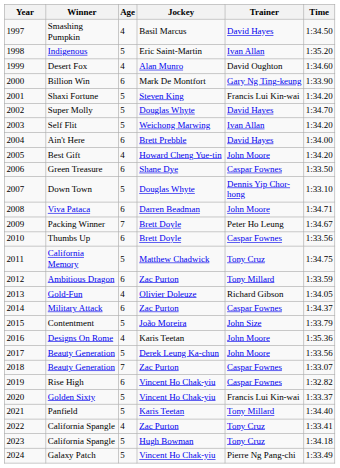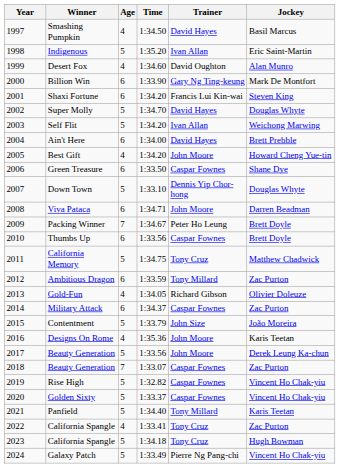columns swapped: (181, 12) <-> (319, 12)
(122, 96) 5 -> (122, 96) 6
(122, 382) 6 -> (122, 382) 5
(263, 397) Francis Lui Kin-wai -> (198, 397) Caspar Fownes
